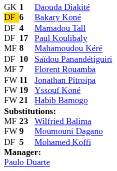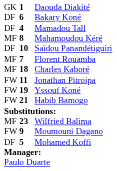(10, 17) gold background -> (10, 17) no background
- row: (61, 38)
+ row: (62, 69)
